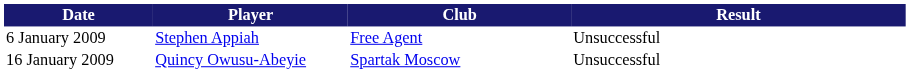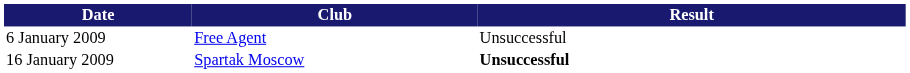- column: (251, 15)
(617, 60) normal -> (524, 60) bold
